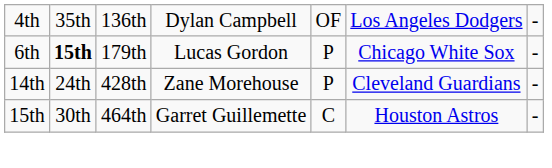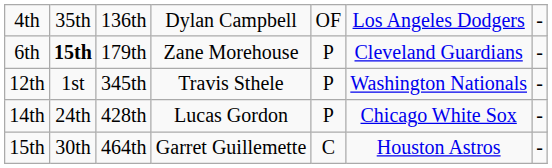(231, 52) Lucas Gordon -> (231, 52) Zane Morehouse
(436, 52) Chicago White Sox -> (439, 52) Cleveland Guardians
+ row: (27, 83)
(231, 83) Zane Morehouse -> (231, 115) Lucas Gordon
(436, 83) Cleveland Guardians -> (439, 115) Chicago White Sox
